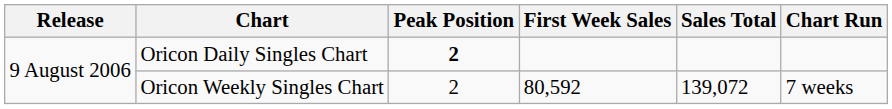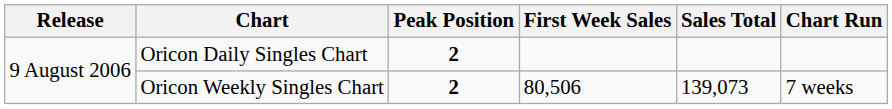(454, 86) normal -> (454, 86) bold
(552, 86) 80,592 -> (552, 86) 80,506
(715, 86) 139,072 -> (715, 86) 139,073
